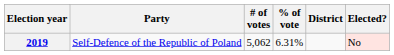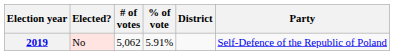columns swapped: (157, 19) <-> (367, 19)
(289, 42) 6.31% -> (159, 42) 5.91%
